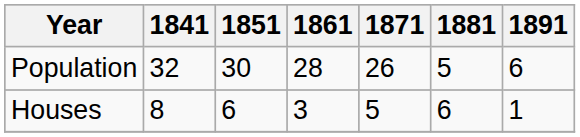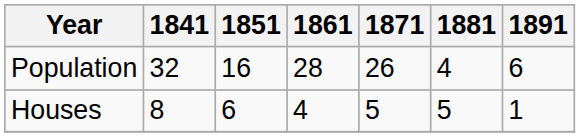(236, 68) 30 -> (236, 68) 16
(444, 68) 5 -> (444, 68) 4
(301, 110) 3 -> (301, 110) 4
(444, 110) 6 -> (444, 110) 5
